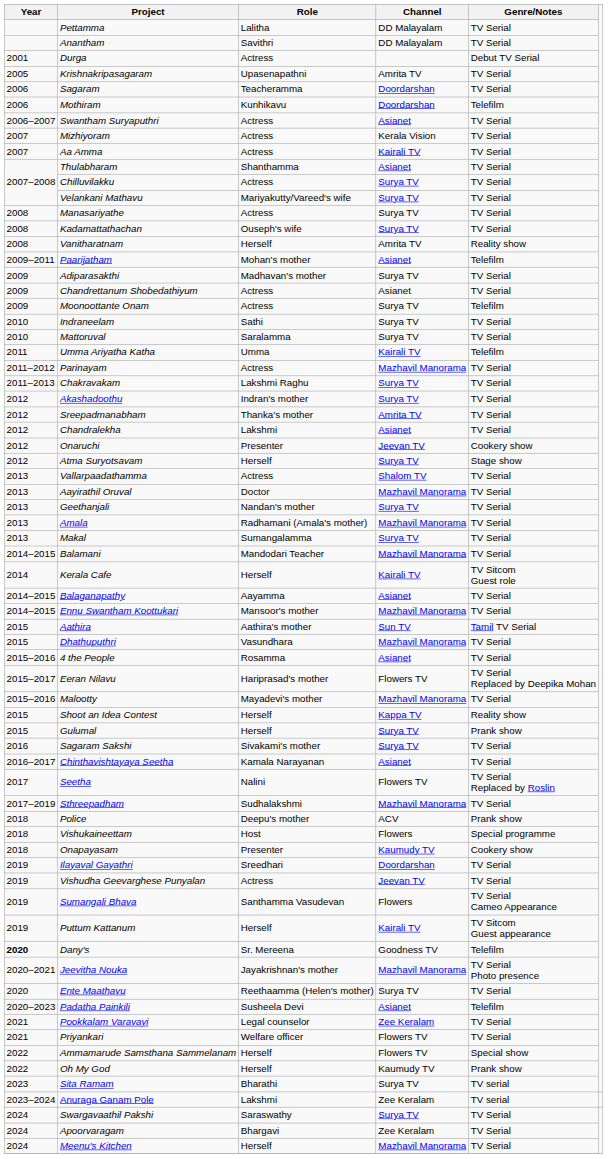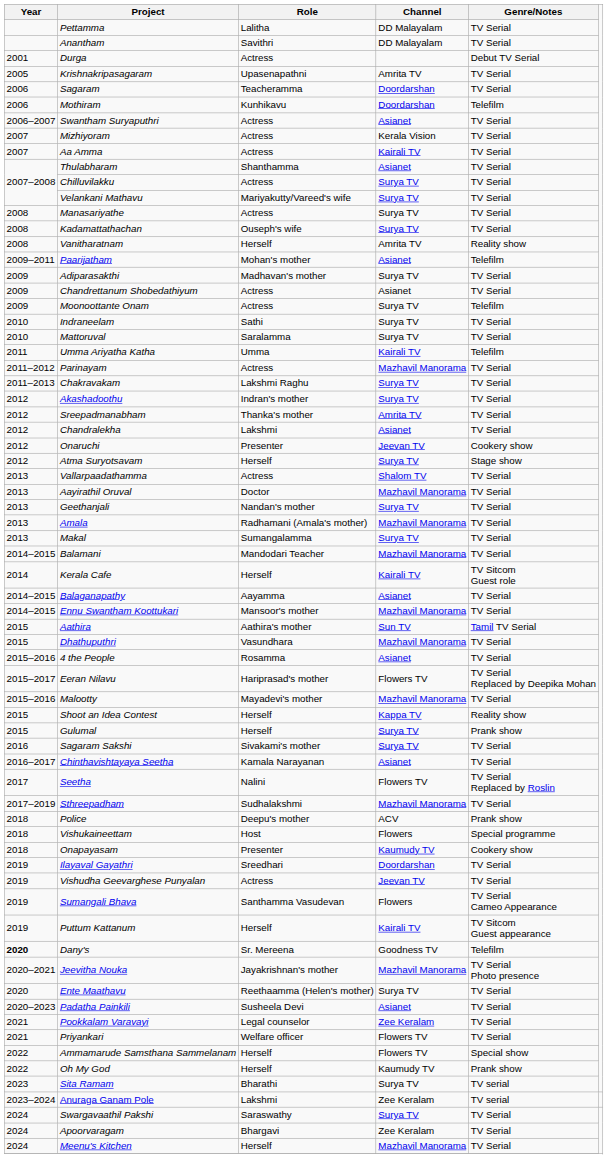(487, 1006) Telefilm -> (491, 1006) TV Serial
